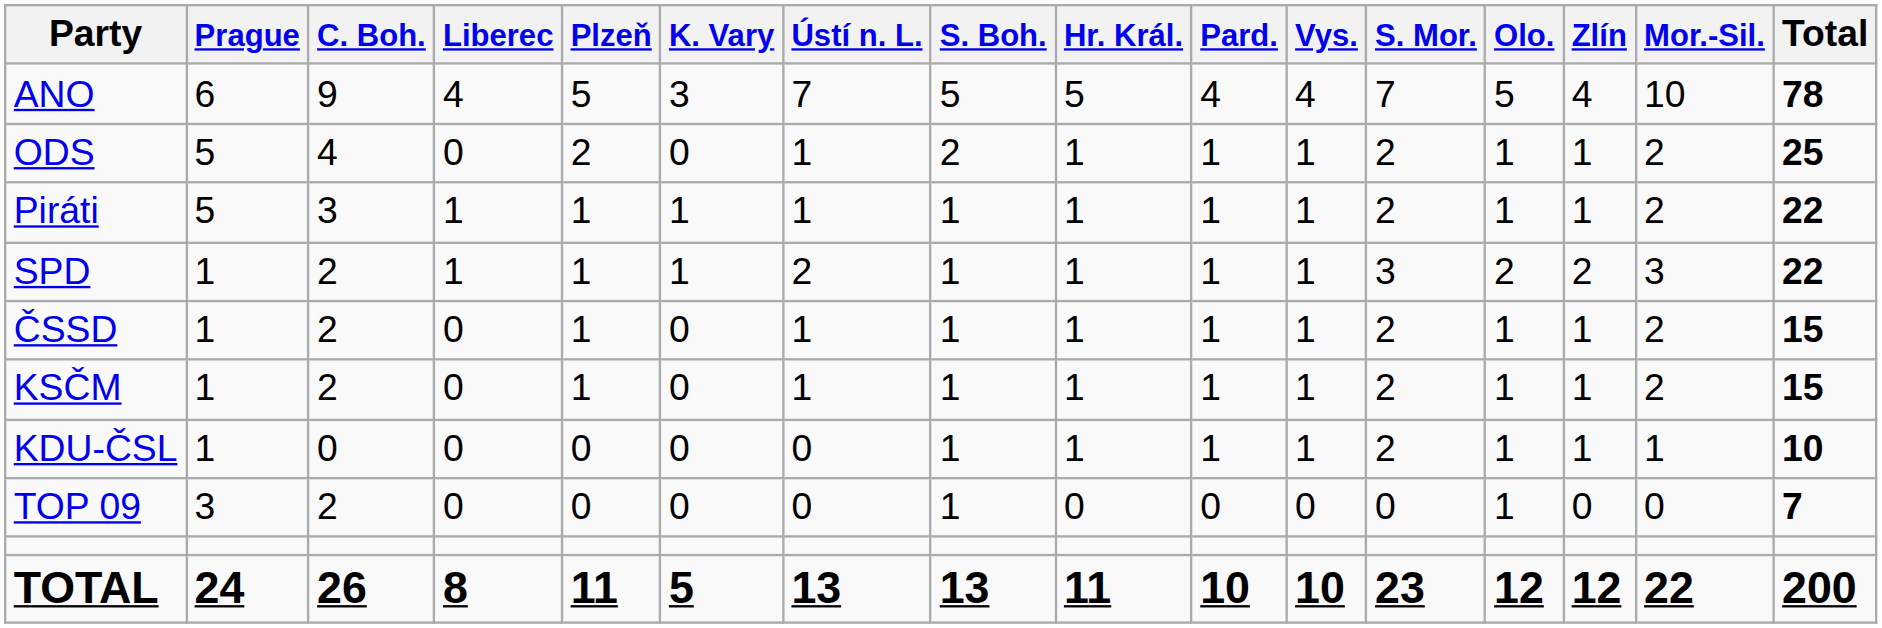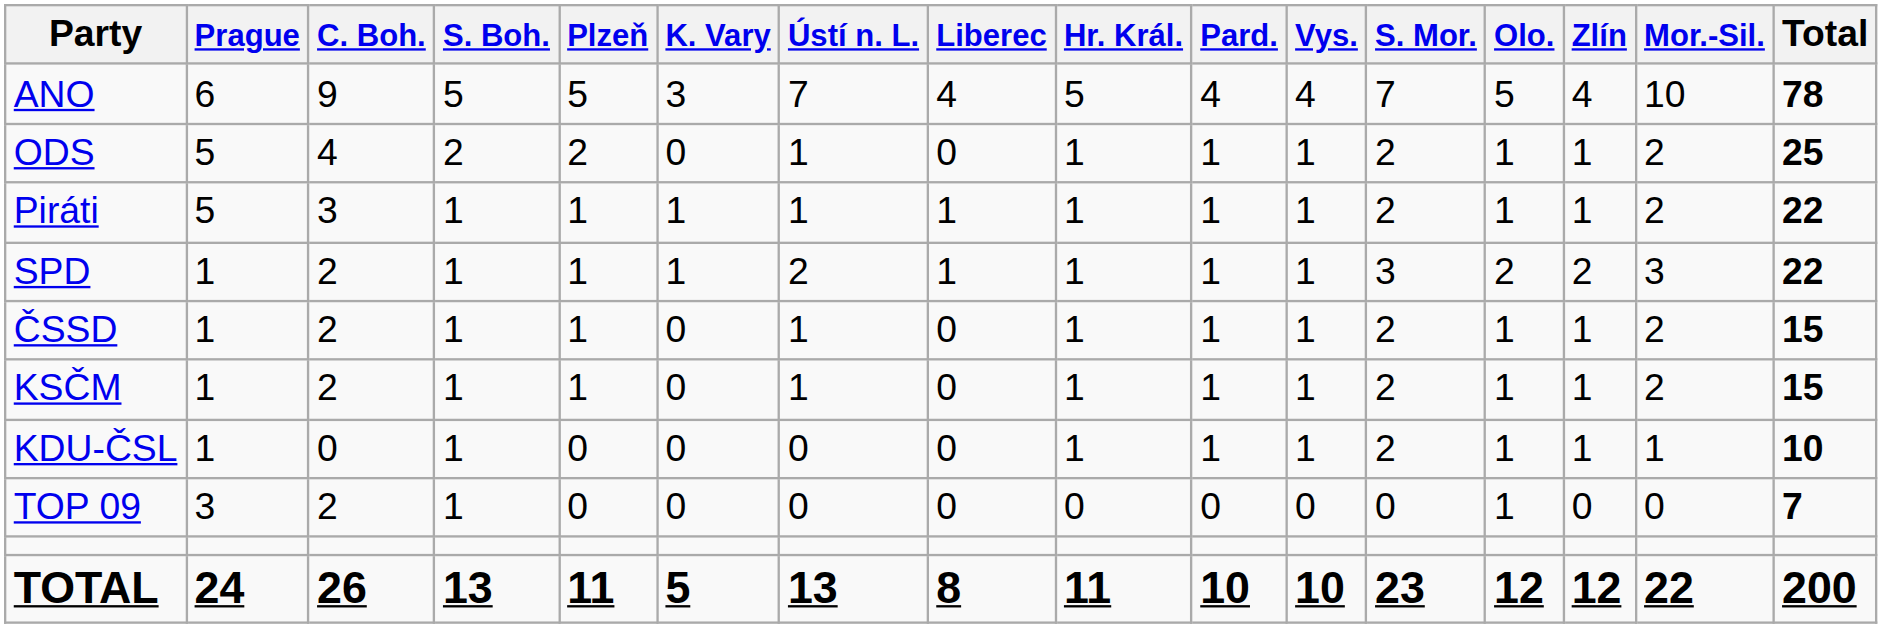columns swapped: (993, 34) <-> (498, 34)
